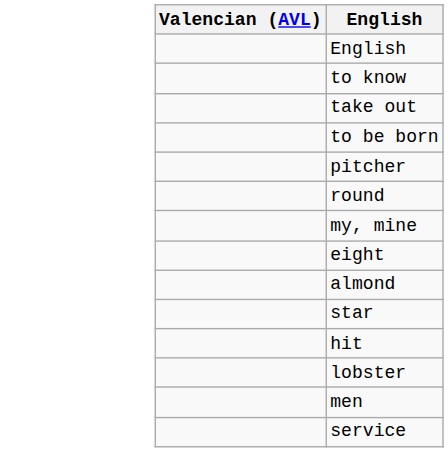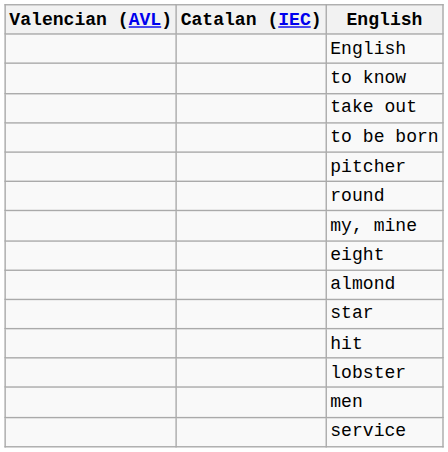+ column: (251, 19)
